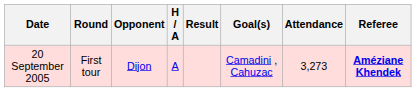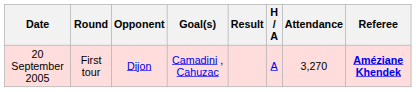columns swapped: (175, 25) <-> (252, 25)
(314, 66) 3,273 -> (314, 66) 3,270
